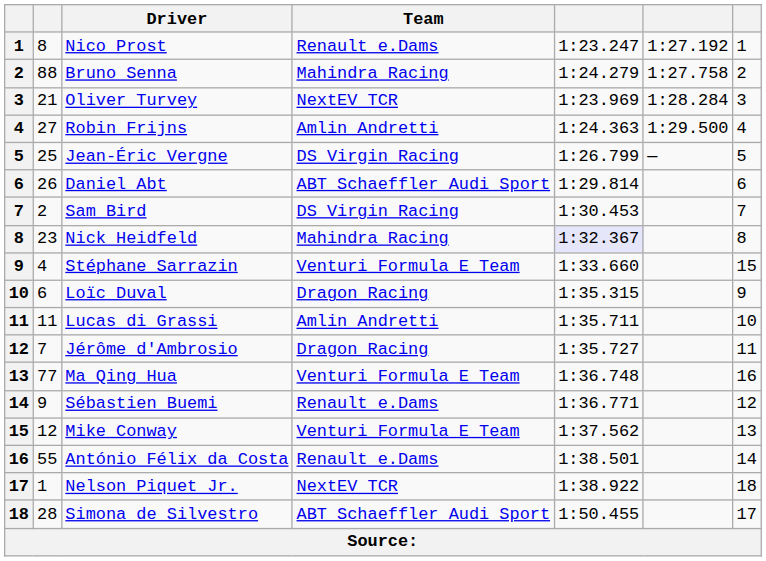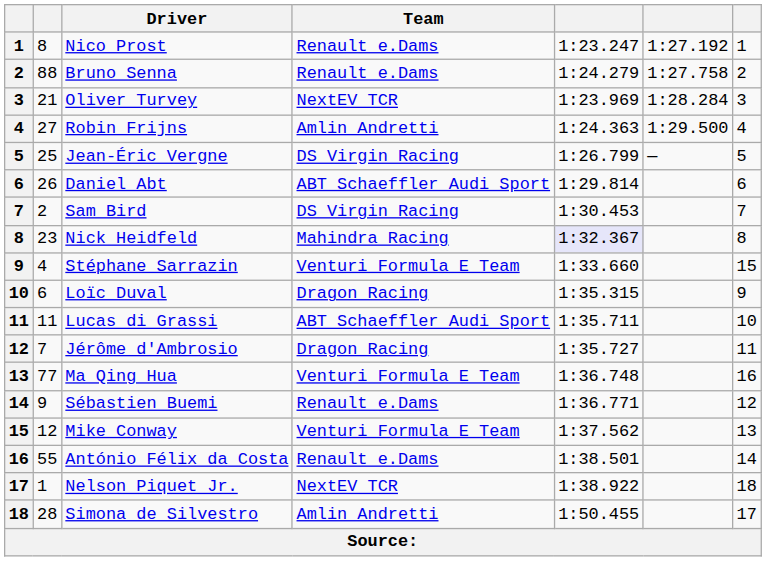(373, 74) Mahindra Racing -> (368, 74) Renault e.Dams
(368, 321) Amlin Andretti -> (423, 321) ABT Schaeffler Audi Sport
(423, 514) ABT Schaeffler Audi Sport -> (368, 514) Amlin Andretti
